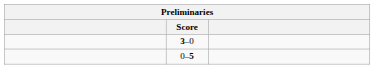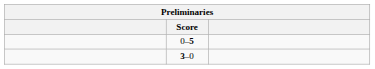rows swapped: (187, 42) <-> (187, 57)
